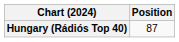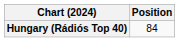(152, 28) 87 -> (152, 28) 84
